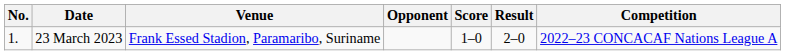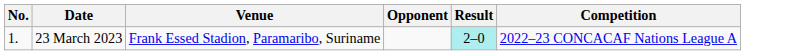- column: (471, 15)
(514, 38) no background -> (474, 38) paleturquoise background
